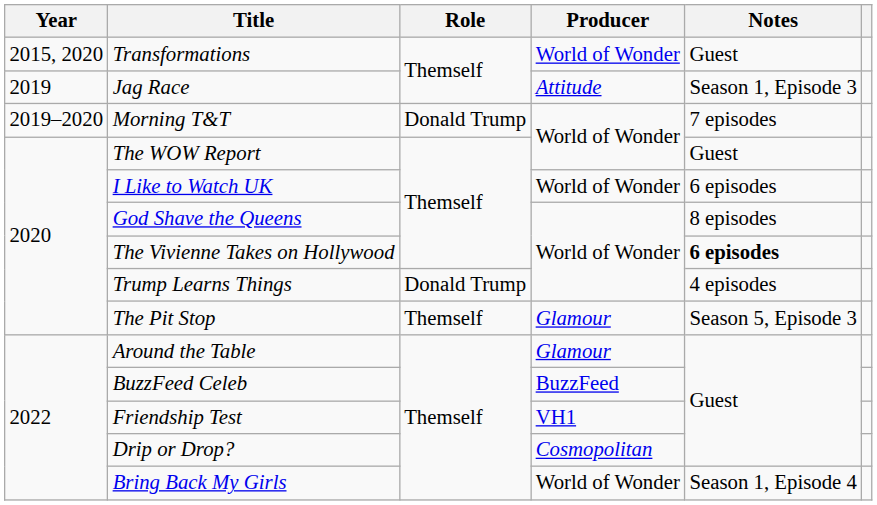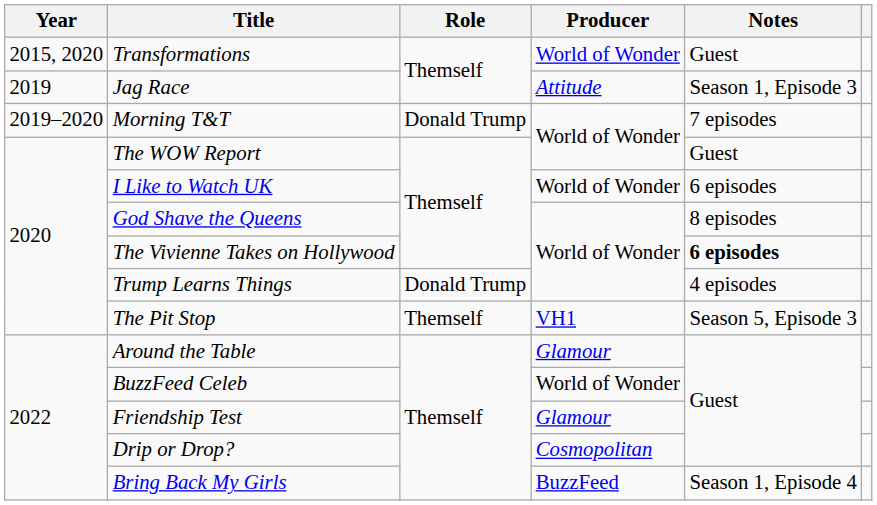(573, 317) Glamour -> (556, 317) VH1
(577, 383) BuzzFeed -> (608, 383) World of Wonder
(556, 416) VH1 -> (573, 416) Glamour
(608, 482) World of Wonder -> (577, 482) BuzzFeed
